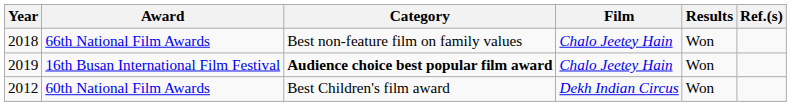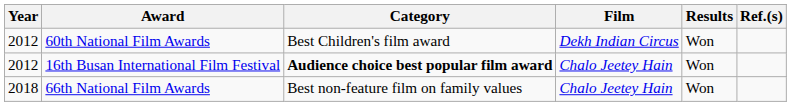rows swapped: (128, 88) <-> (128, 40)
(23, 64) 2019 -> (23, 64) 2012
